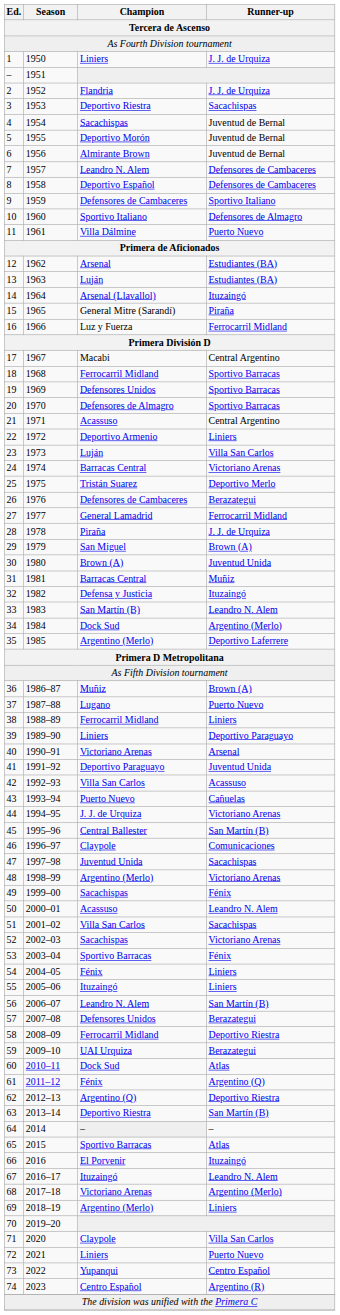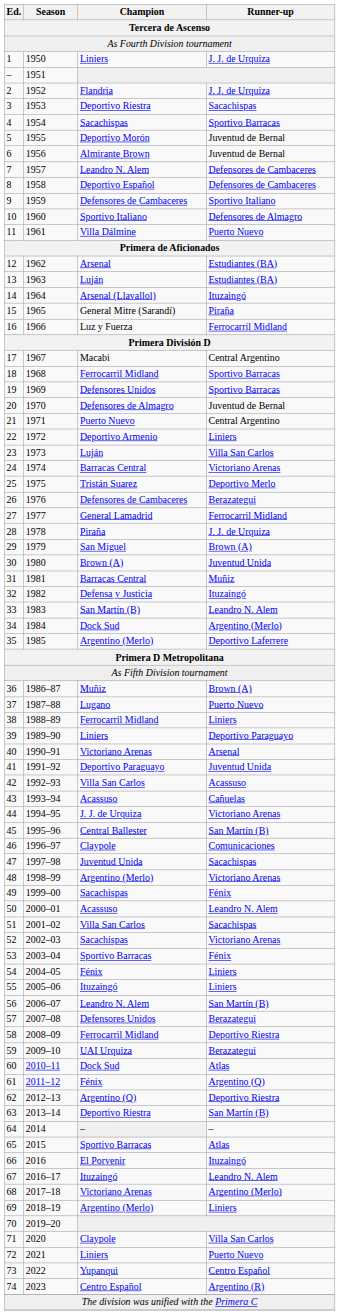(247, 122) Juventud de Bernal -> (244, 122) Sportivo Barracas
(244, 405) Sportivo Barracas -> (247, 405) Juventud de Bernal
(99, 421) Acassuso -> (107, 421) Puerto Nuevo
(107, 798) Puerto Nuevo -> (99, 798) Acassuso
